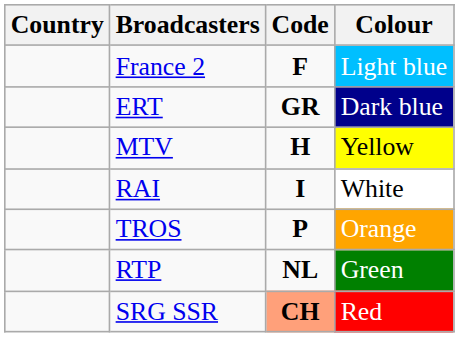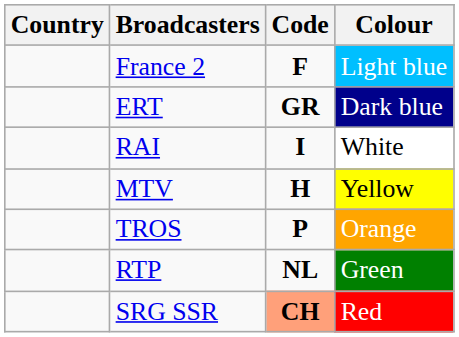rows swapped: (144, 147) <-> (138, 188)
